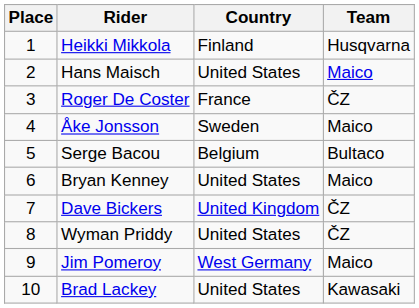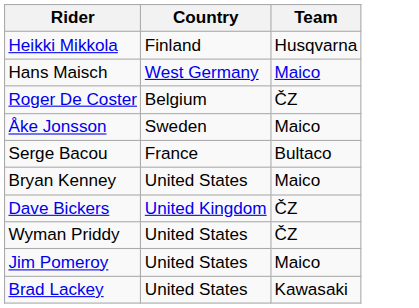- column: (31, 18)
(249, 72) United States -> (202, 72) West Germany
(224, 99) France -> (176, 99) Belgium
(228, 153) Belgium -> (171, 153) France
(254, 262) West Germany -> (196, 262) United States
